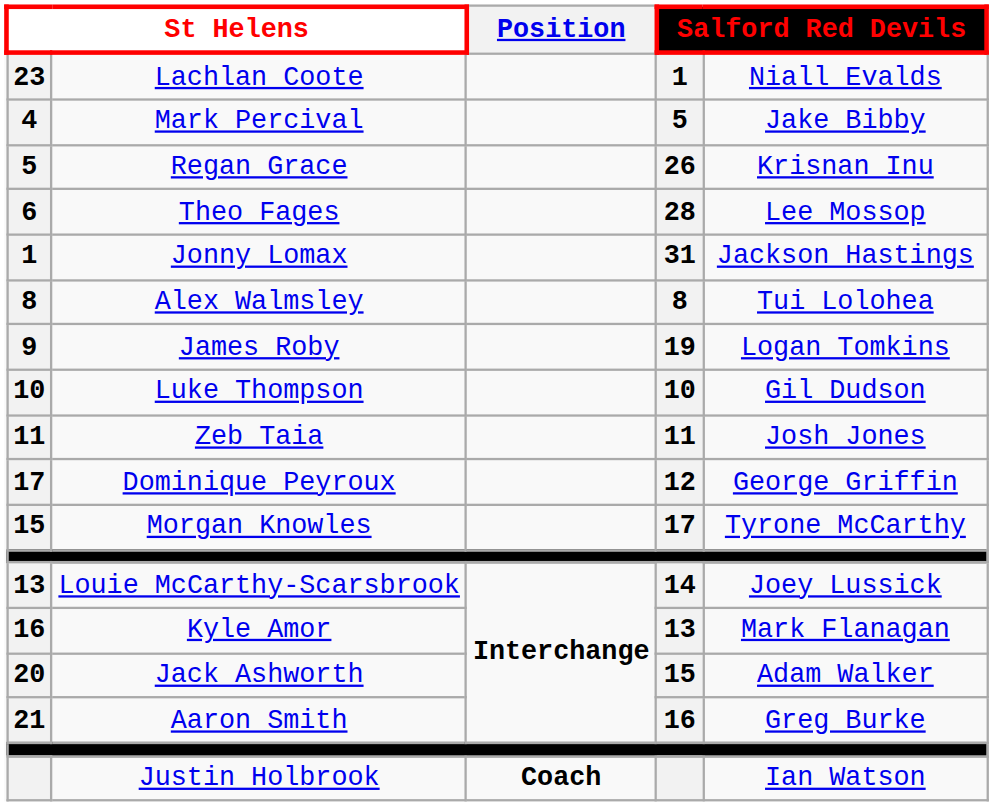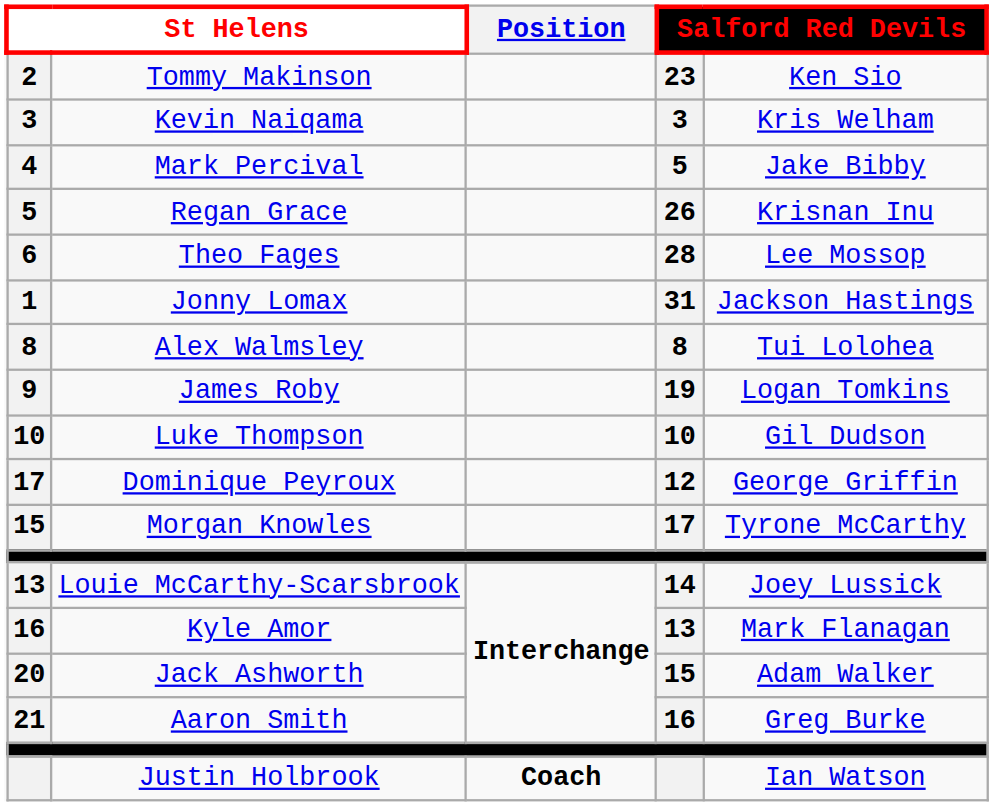- row: (29, 77)
+ row: (29, 77)
+ row: (29, 122)
- row: (29, 437)
